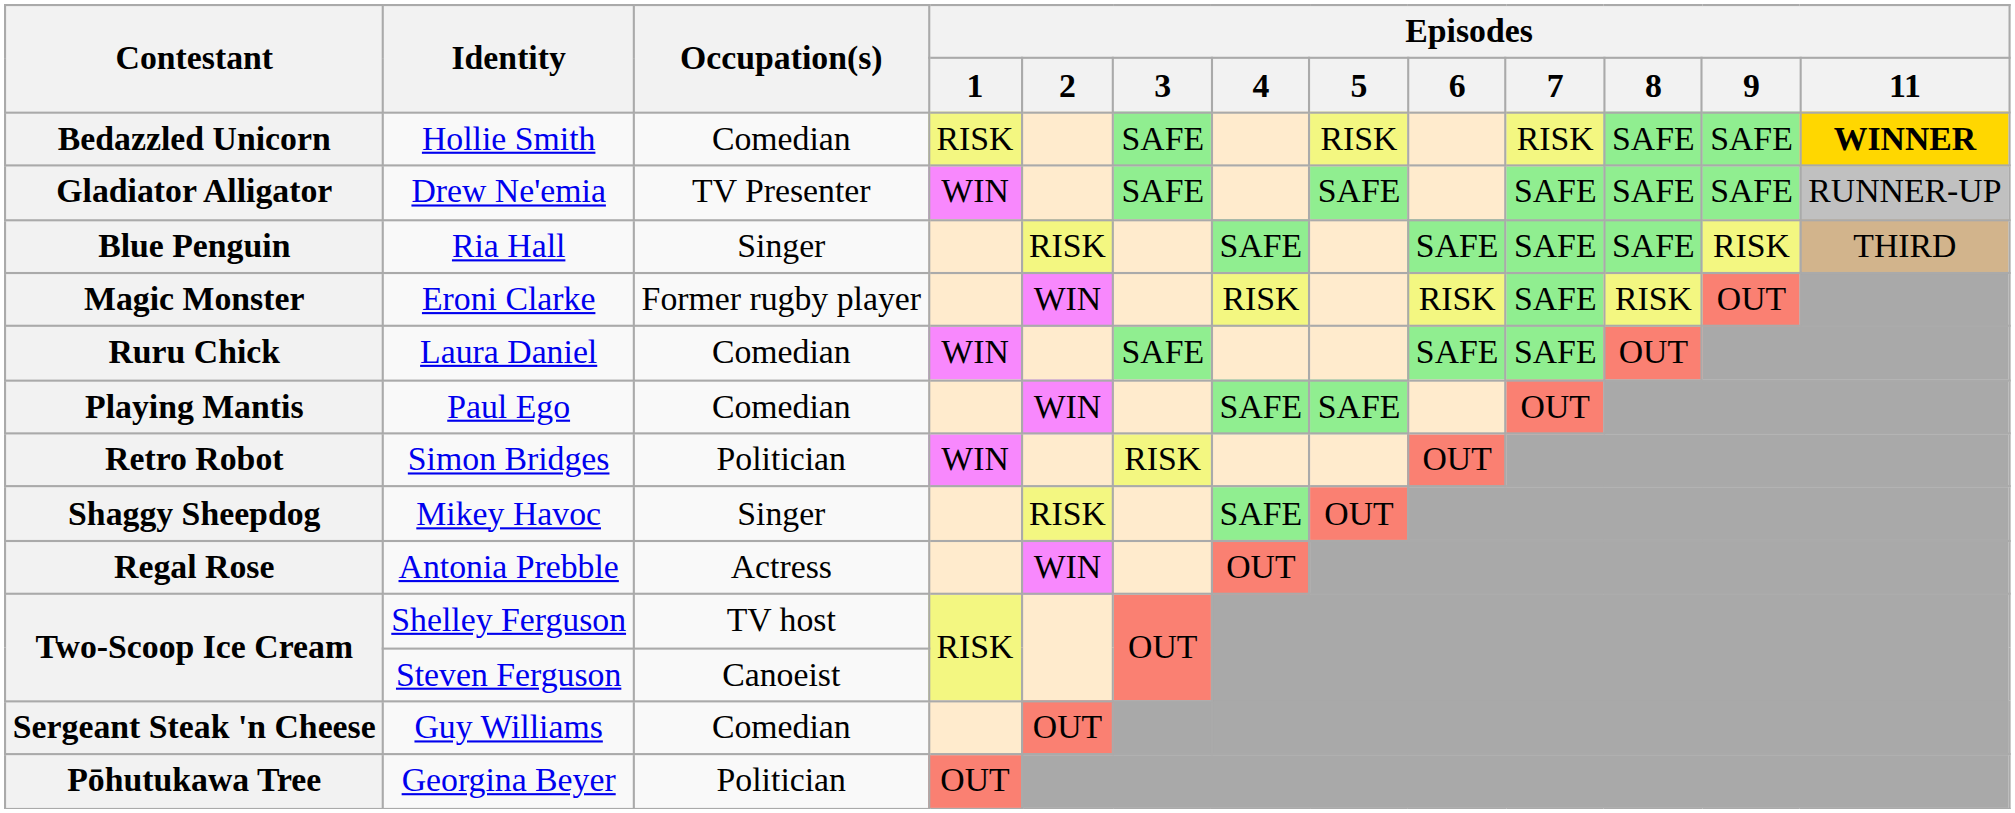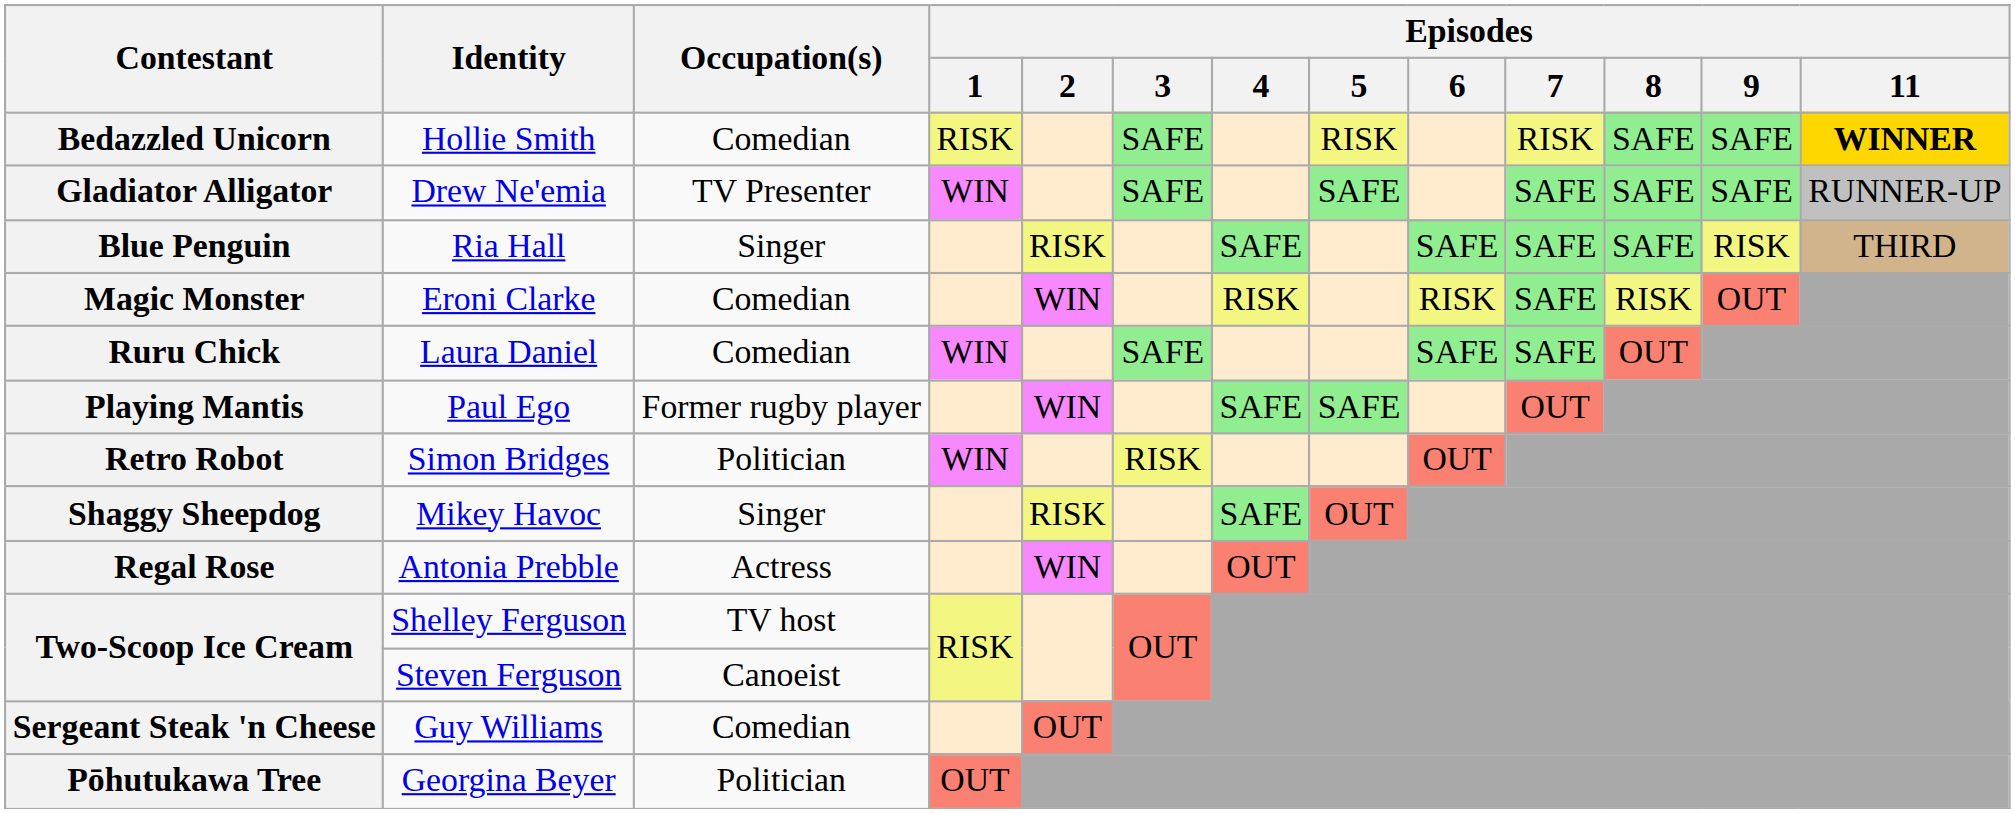(781, 298) Former rugby player -> (781, 298) Comedian
(781, 406) Comedian -> (781, 406) Former rugby player
